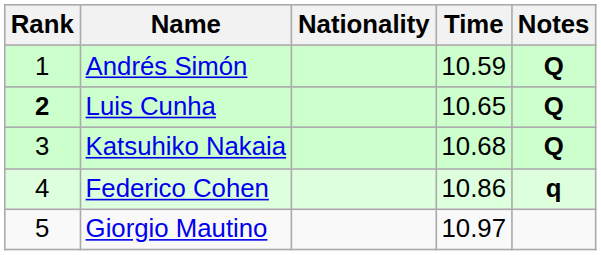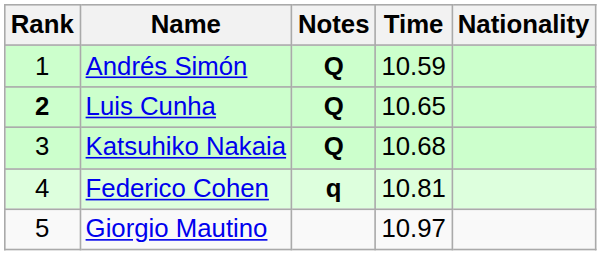columns swapped: (364, 24) <-> (554, 24)
(474, 188) 10.86 -> (414, 188) 10.81
